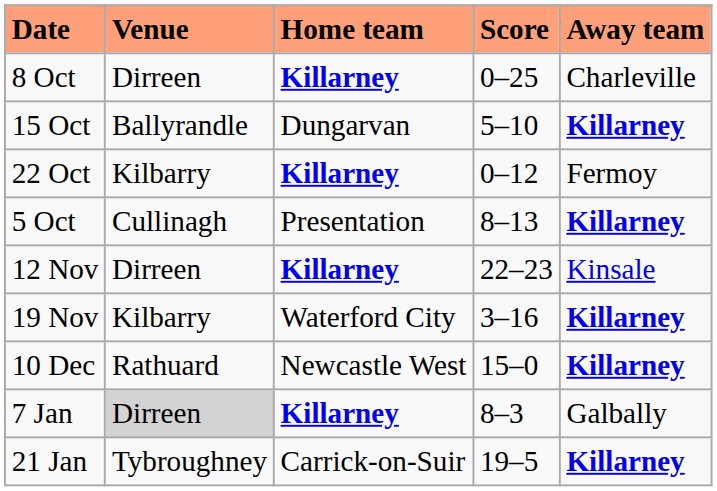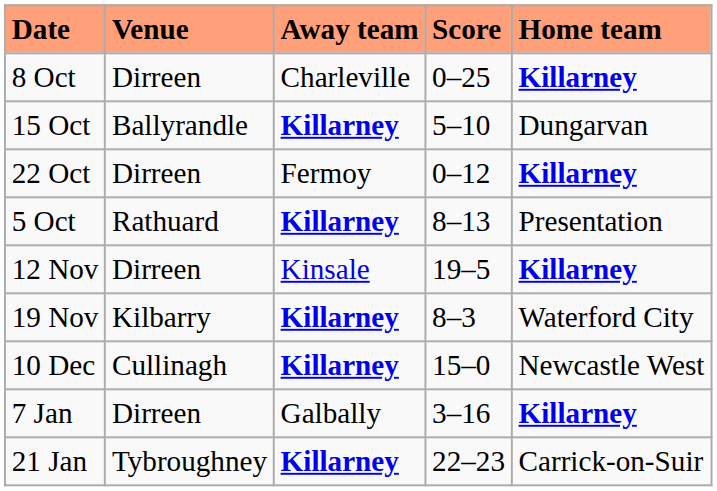columns swapped: (352, 28) <-> (635, 28)
(161, 172) Kilbarry -> (157, 172) Dirreen
(169, 220) Cullinagh -> (165, 220) Rathuard
(516, 268) 22–23 -> (461, 268) 19–5
(509, 316) 3–16 -> (454, 316) 8–3
(165, 364) Rathuard -> (169, 364) Cullinagh
(157, 413) lightgrey background -> (157, 413) no background
(502, 413) 8–3 -> (461, 413) 3–16
(509, 461) 19–5 -> (469, 461) 22–23
